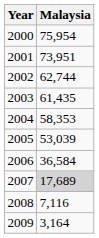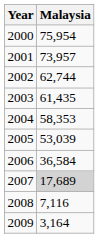(58, 56) 73,951 -> (58, 56) 73,957
